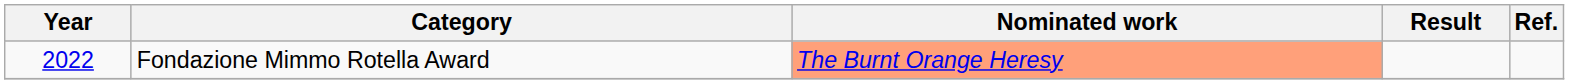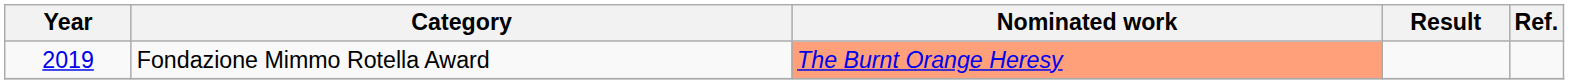(68, 59) 2022 -> (68, 59) 2019
